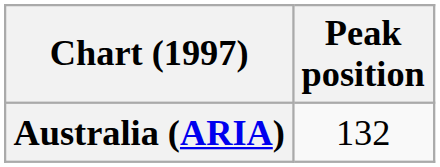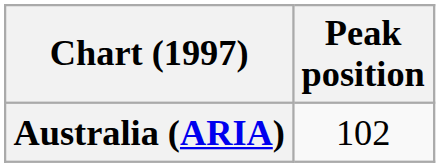(363, 131) 132 -> (363, 131) 102
